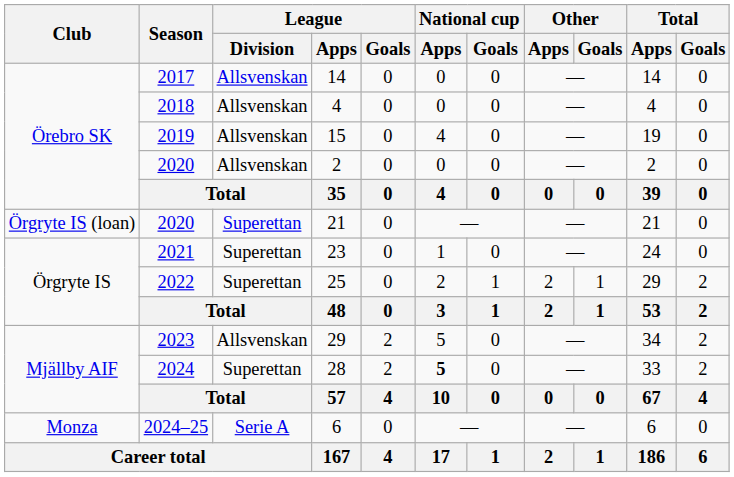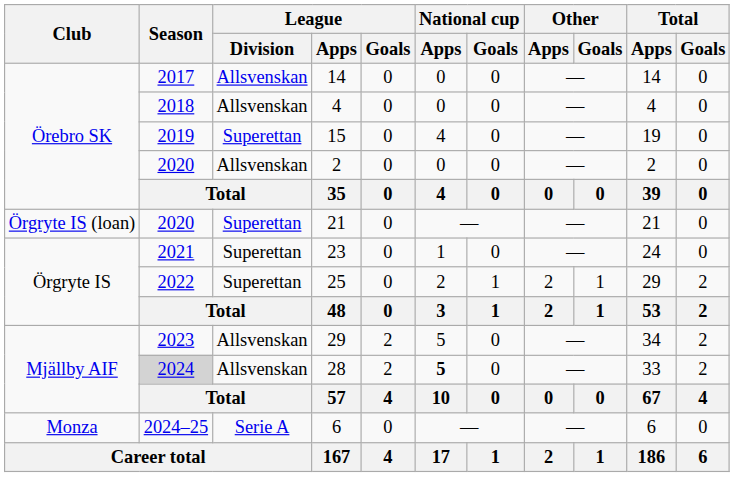(262, 135) Allsvenskan -> (262, 135) Superettan
(176, 369) no background -> (176, 369) lightgrey background
(262, 369) Superettan -> (262, 369) Allsvenskan
